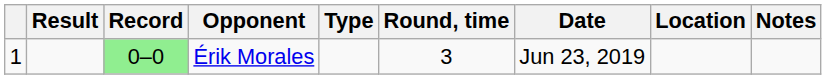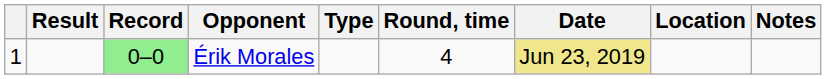(446, 56) 3 -> (446, 56) 4
(582, 56) no background -> (582, 56) khaki background
